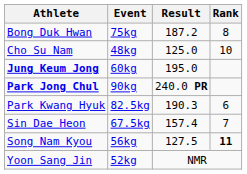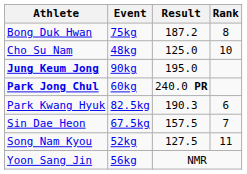(124, 68) 60kg -> (124, 68) 90kg
(124, 86) 90kg -> (124, 86) 60kg
(181, 123) 157.4 -> (181, 123) 157.5
(124, 141) 56kg -> (124, 141) 52kg
(226, 141) bold -> (226, 141) normal
(124, 160) 52kg -> (124, 160) 56kg
